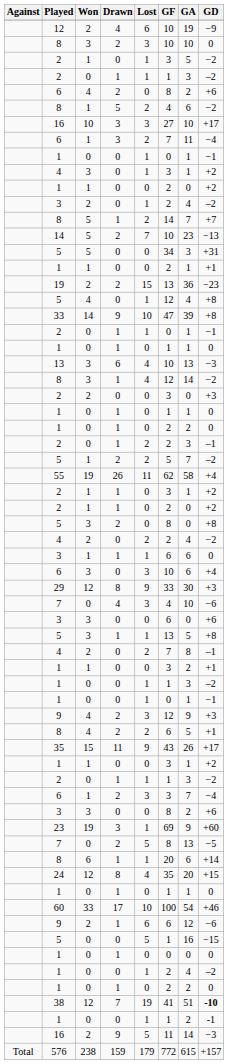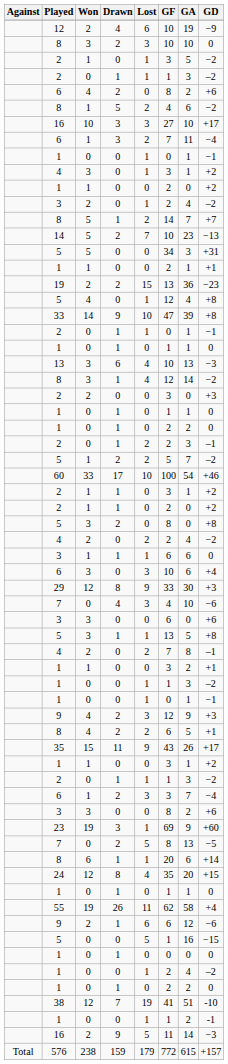rows swapped: (59, 476) <-> (59, 907)
(211, 1003) bold -> (211, 1003) normal
